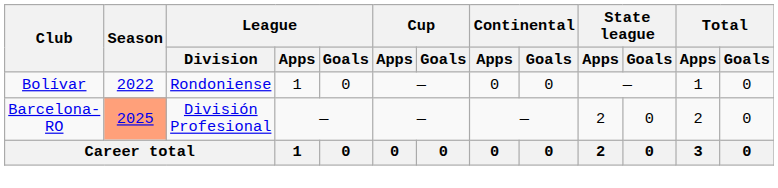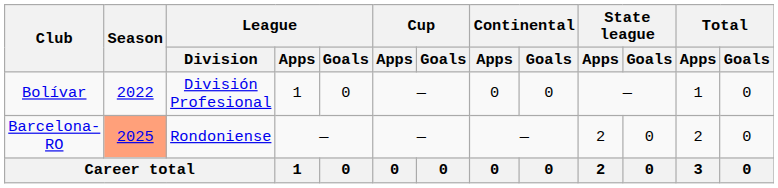(221, 85) Rondoniense -> (221, 94) División Profesional
(221, 119) División Profesional -> (221, 136) Rondoniense
